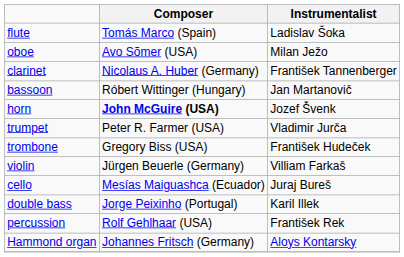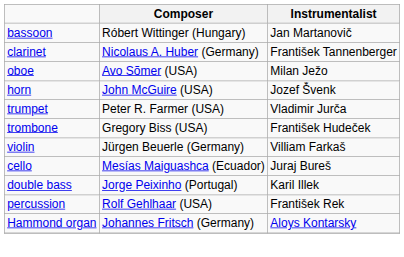- row: (18, 33)
rows swapped: (20, 52) <-> (30, 90)
(160, 109) bold -> (157, 90) normal
